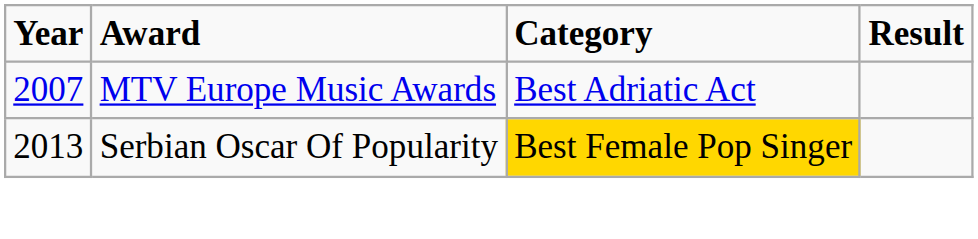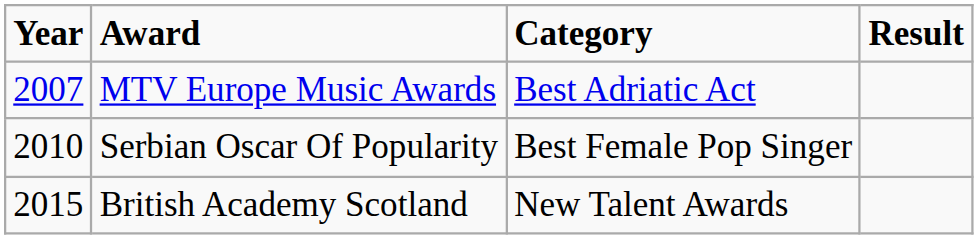(48, 146) 2013 -> (48, 146) 2010
(683, 146) gold background -> (683, 146) no background
+ row: (284, 203)
